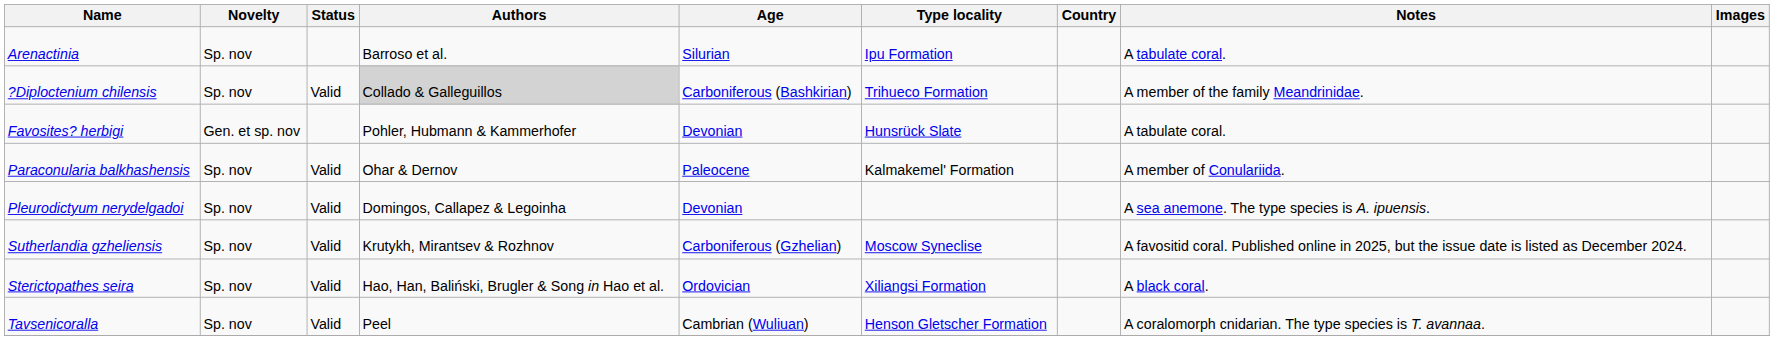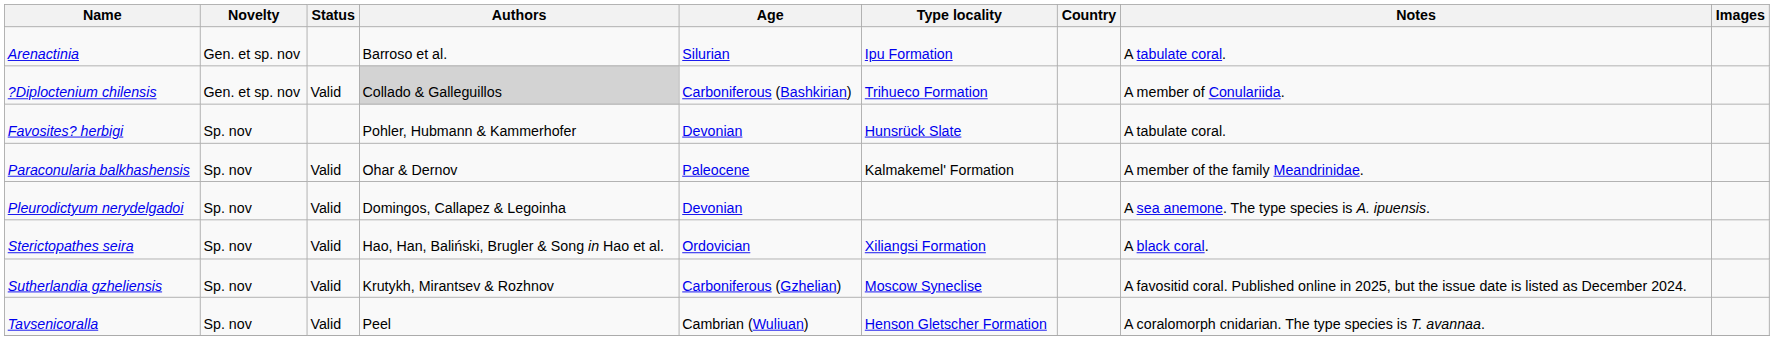(228, 54) Sp. nov -> (252, 54) Gen. et sp. nov
(228, 92) Sp. nov -> (252, 92) Gen. et sp. nov
(1244, 92) A member of the family Meandrinidae. -> (1204, 92) A member of Conulariida.
(252, 131) Gen. et sp. nov -> (228, 131) Sp. nov
(1204, 170) A member of Conulariida. -> (1244, 170) A member of the family Meandrinidae.
rows swapped: (71, 286) <-> (85, 247)
